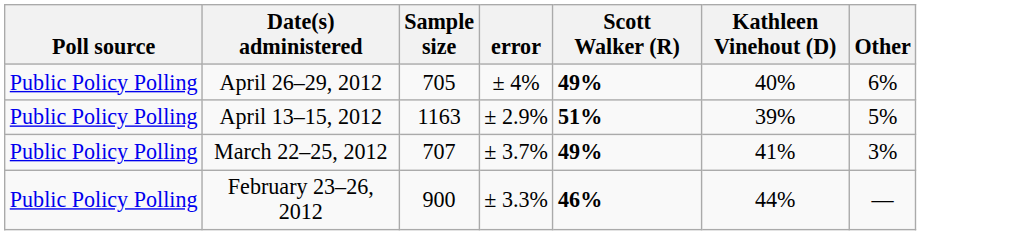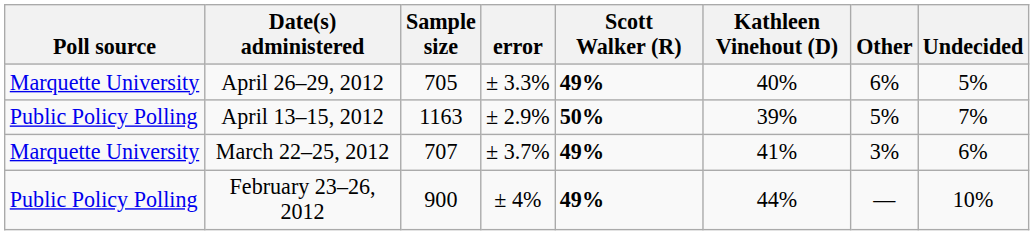+ column: (973, 46)
(104, 81) Public Policy Polling -> (105, 81) Marquette University
(516, 81) ± 4% -> (518, 81) ± 3.3%
(580, 116) 51% -> (582, 116) 50%
(104, 151) Public Policy Polling -> (105, 151) Marquette University
(516, 199) ± 3.3% -> (518, 199) ± 4%
(580, 199) 46% -> (582, 199) 49%
